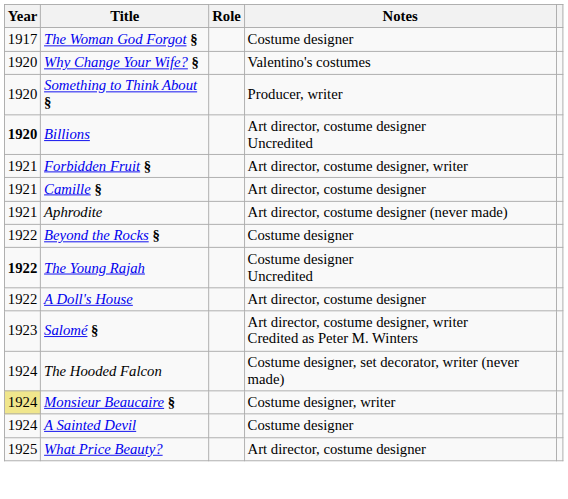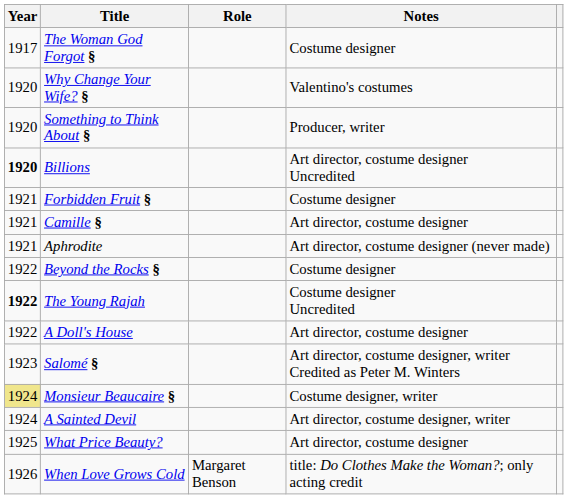(358, 166) Art director, costume designer, writer -> (342, 199) Costume designer
- row: (103, 370)
(301, 425) Costume designer -> (400, 419) Art director, costume designer, writer
+ row: (114, 473)
